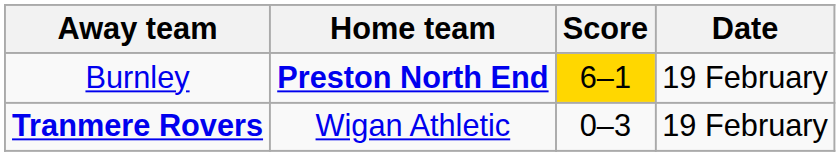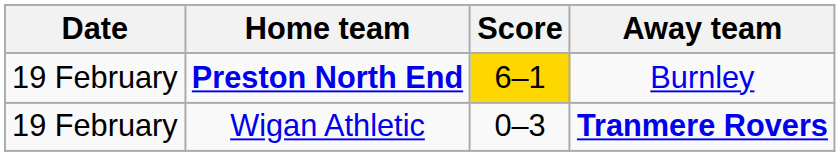columns swapped: (745, 28) <-> (138, 28)
